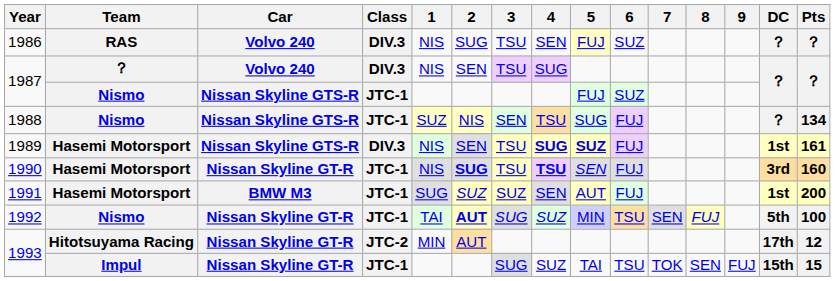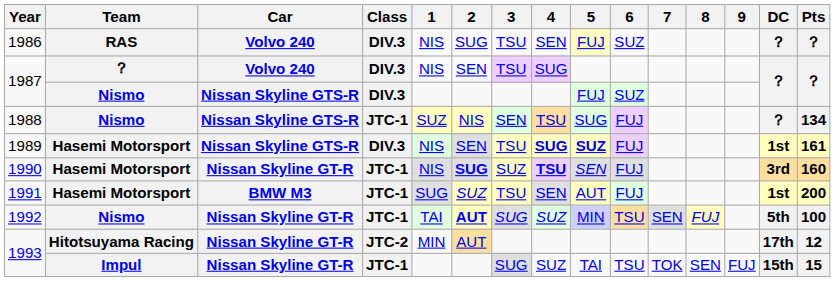(387, 95) JTC-1 -> (387, 95) DIV.3
(511, 170) TSU -> (511, 170) SUZ
(511, 194) SUZ -> (511, 194) TSU
